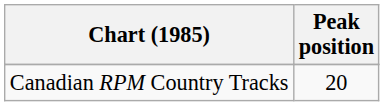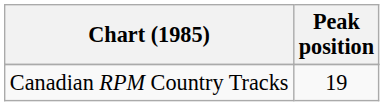(336, 82) 20 -> (336, 82) 19
